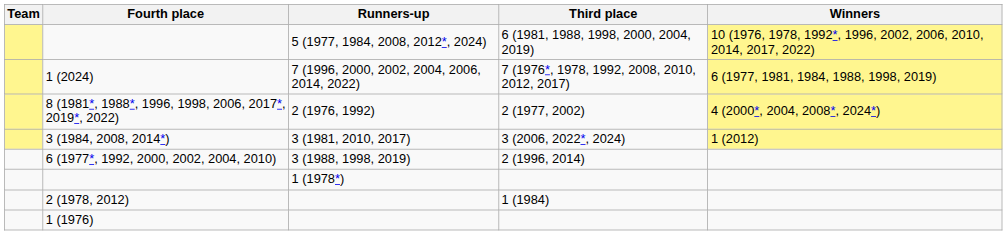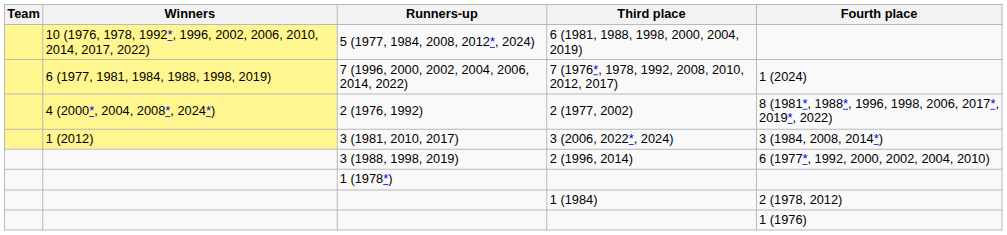columns swapped: (855, 14) <-> (166, 14)
